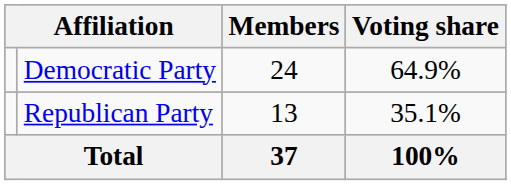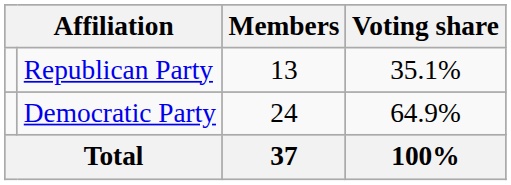rows swapped: (120, 69) <-> (118, 112)
